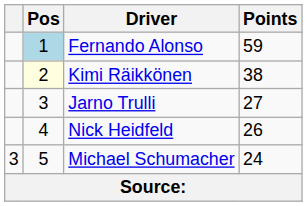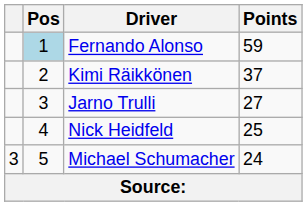(44, 74) lightyellow background -> (44, 74) no background
(253, 74) 38 -> (253, 74) 37
(253, 131) 26 -> (253, 131) 25
